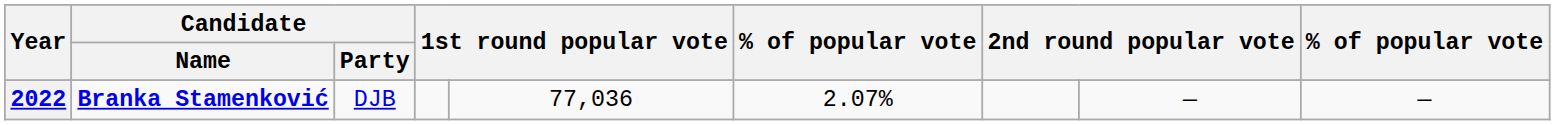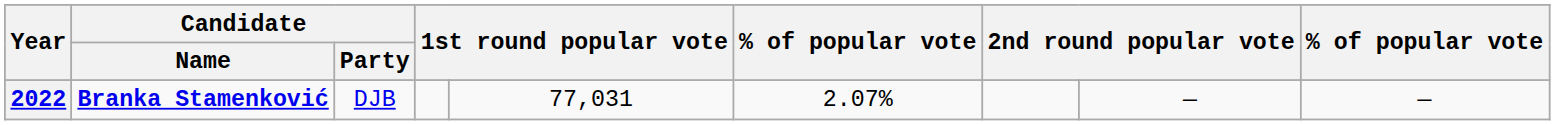(591, 100) 77,036 -> (591, 100) 77,031
